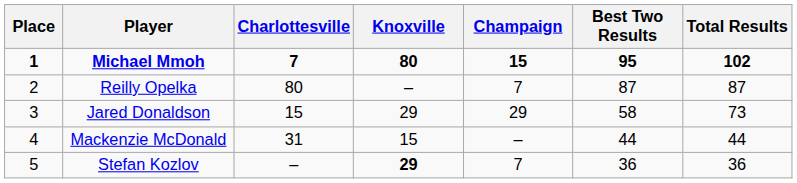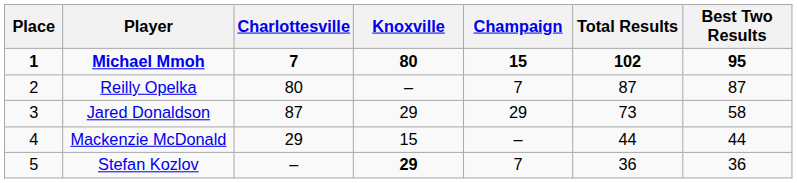columns swapped: (737, 26) <-> (628, 26)
(294, 113) 15 -> (294, 113) 87
(294, 139) 31 -> (294, 139) 29
